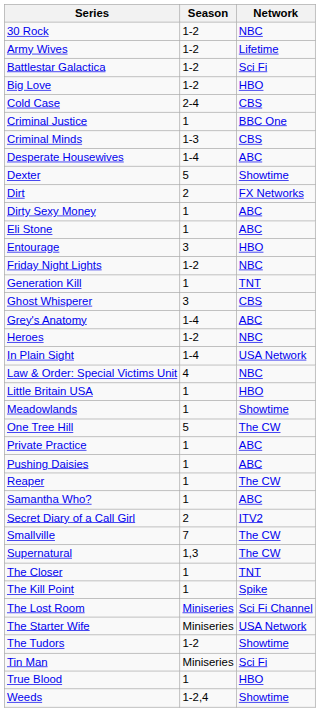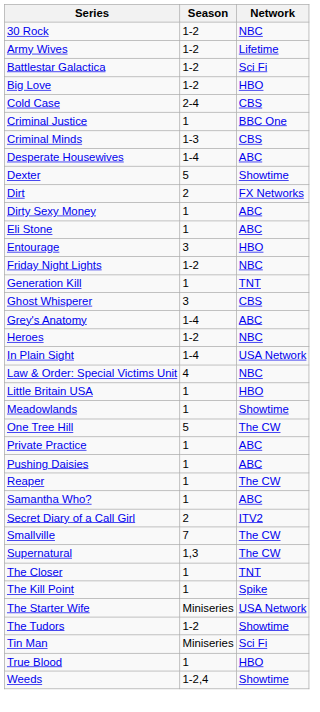- row: (46, 608)
